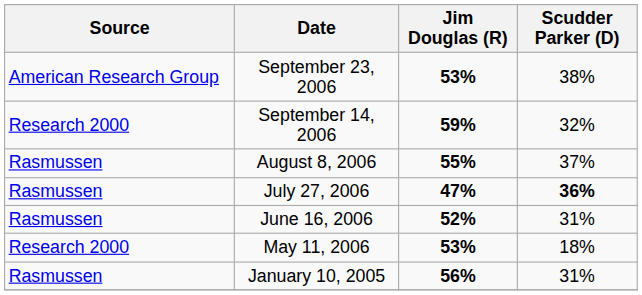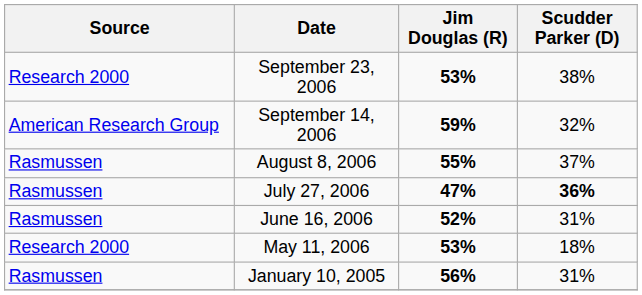(114, 76) American Research Group -> (69, 76) Research 2000
(69, 124) Research 2000 -> (114, 124) American Research Group
